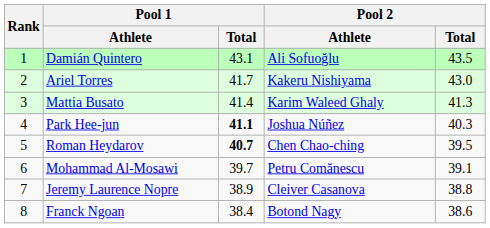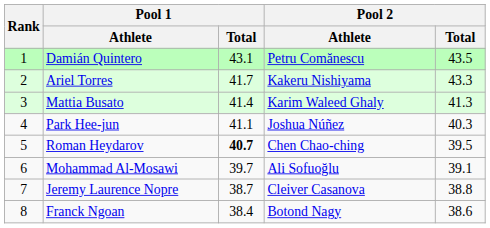(303, 59) Ali Sofuoğlu -> (316, 59) Petru Comănescu
(460, 80) 43.0 -> (460, 80) 43.3
(241, 124) bold -> (241, 124) normal
(316, 168) Petru Comănescu -> (303, 168) Ali Sofuoğlu
(241, 189) 38.9 -> (241, 189) 38.7
